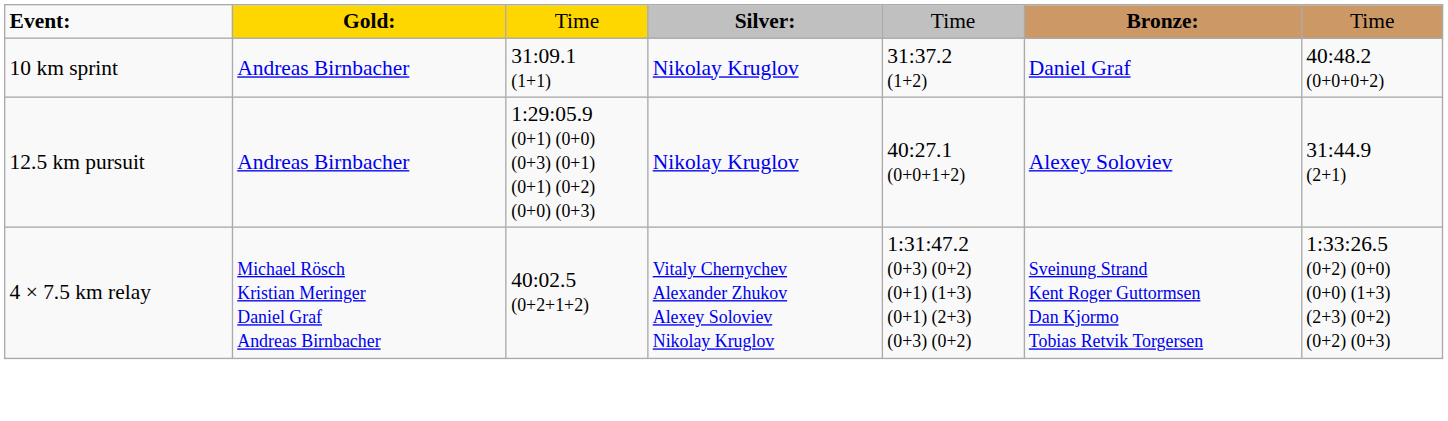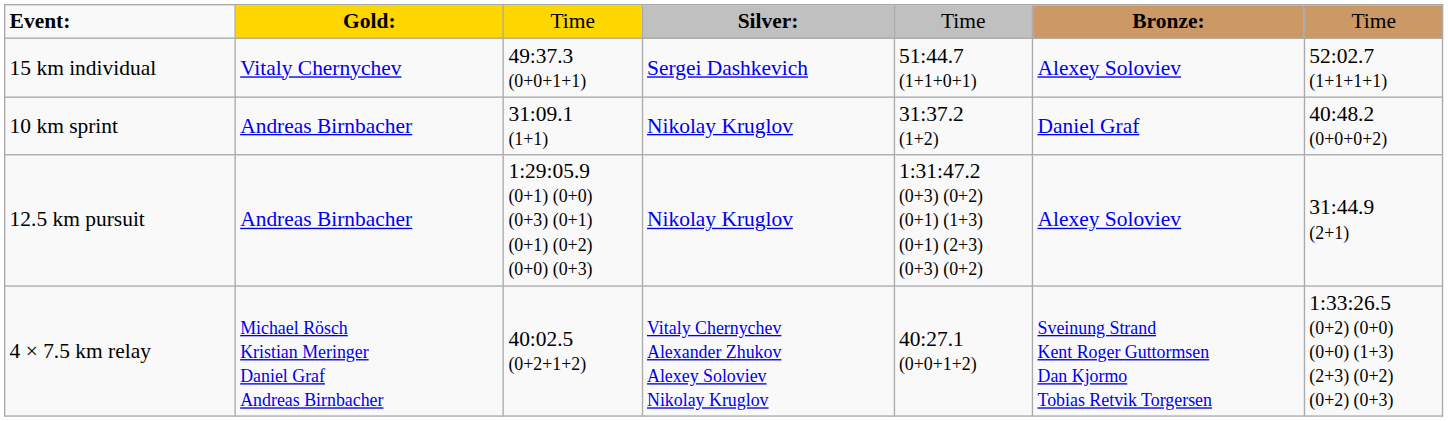+ row: (83, 67)
(926, 161) 40:27.1 (0+0+1+2) -> (941, 219) 1:31:47.2 (0+3) (0+2) (0+1) (1+3) (0+1) (2+3) (0+3) (0+2)
(929, 292) 1:31:47.2 (0+3) (0+2) (0+1) (1+3) (0+1) (2+3) (0+3) (0+2) -> (938, 350) 40:27.1 (0+0+1+2)
